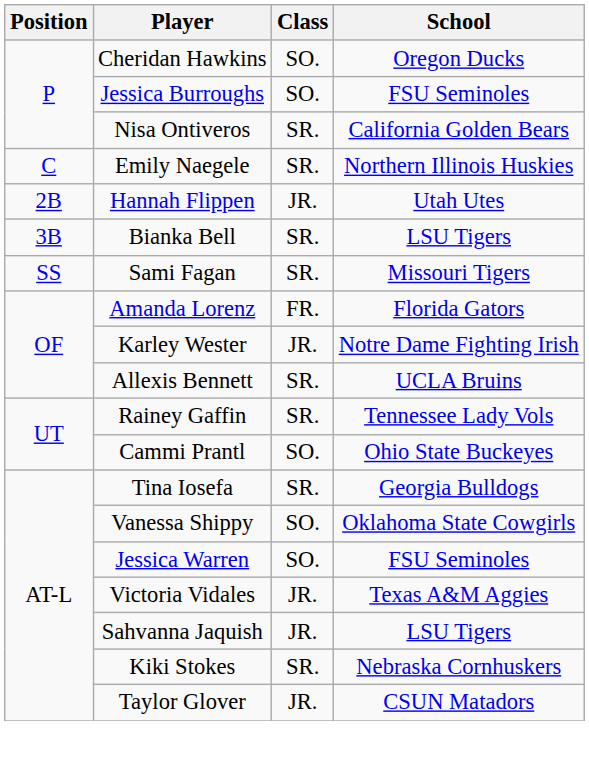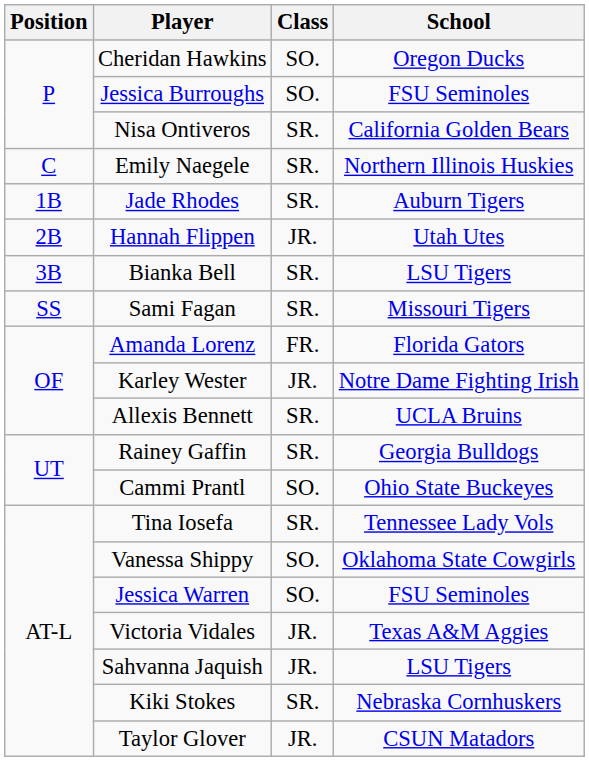+ row: (182, 201)
(459, 415) Tennessee Lady Vols -> (459, 451) Georgia Bulldogs
(459, 487) Georgia Bulldogs -> (459, 523) Tennessee Lady Vols
